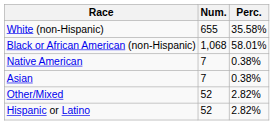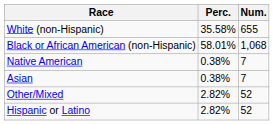columns swapped: (214, 12) <-> (249, 12)
